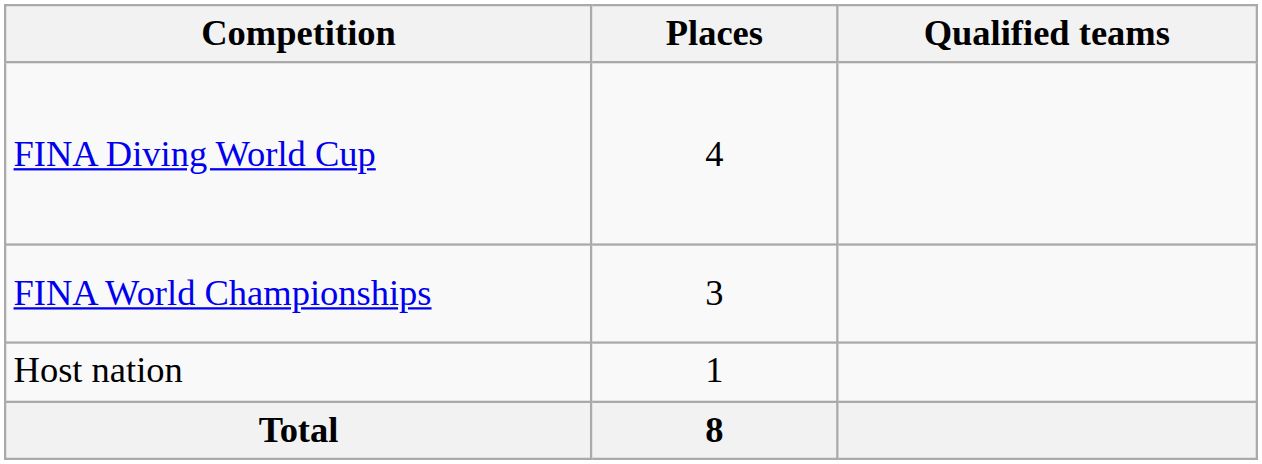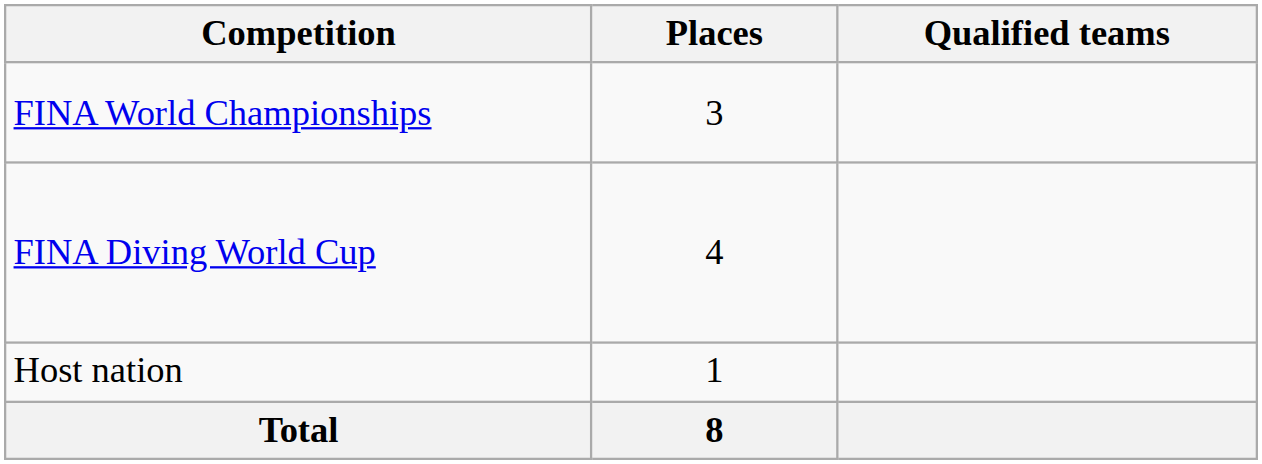rows swapped: (223, 292) <-> (195, 152)
